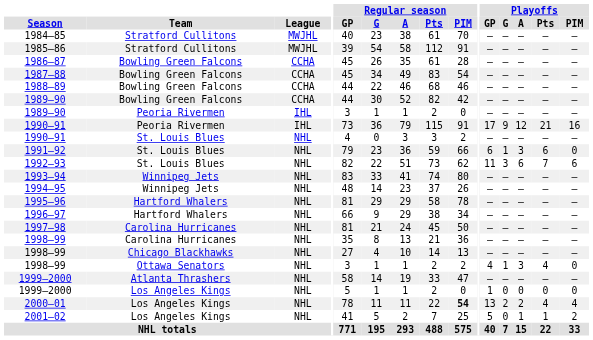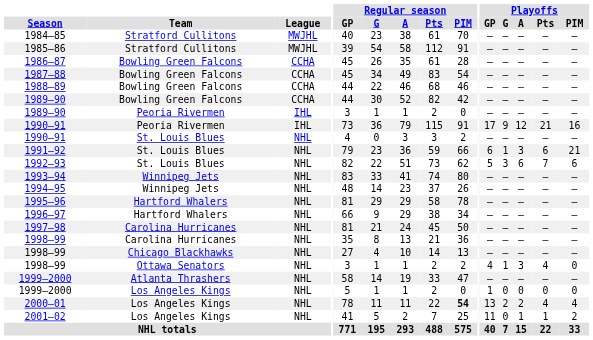(574, 151) 0 -> (574, 151) 21
(490, 163) 11 -> (490, 163) 5
(490, 316) 5 -> (490, 316) 11
